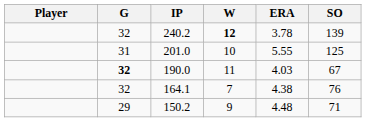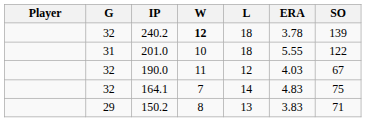+ column: (246, 13)
(335, 51) 125 -> (338, 51) 122
(124, 70) bold -> (109, 70) normal
(282, 88) 4.38 -> (292, 88) 4.83
(335, 88) 76 -> (338, 88) 75
(229, 107) 9 -> (201, 107) 8
(282, 107) 4.48 -> (292, 107) 3.83
